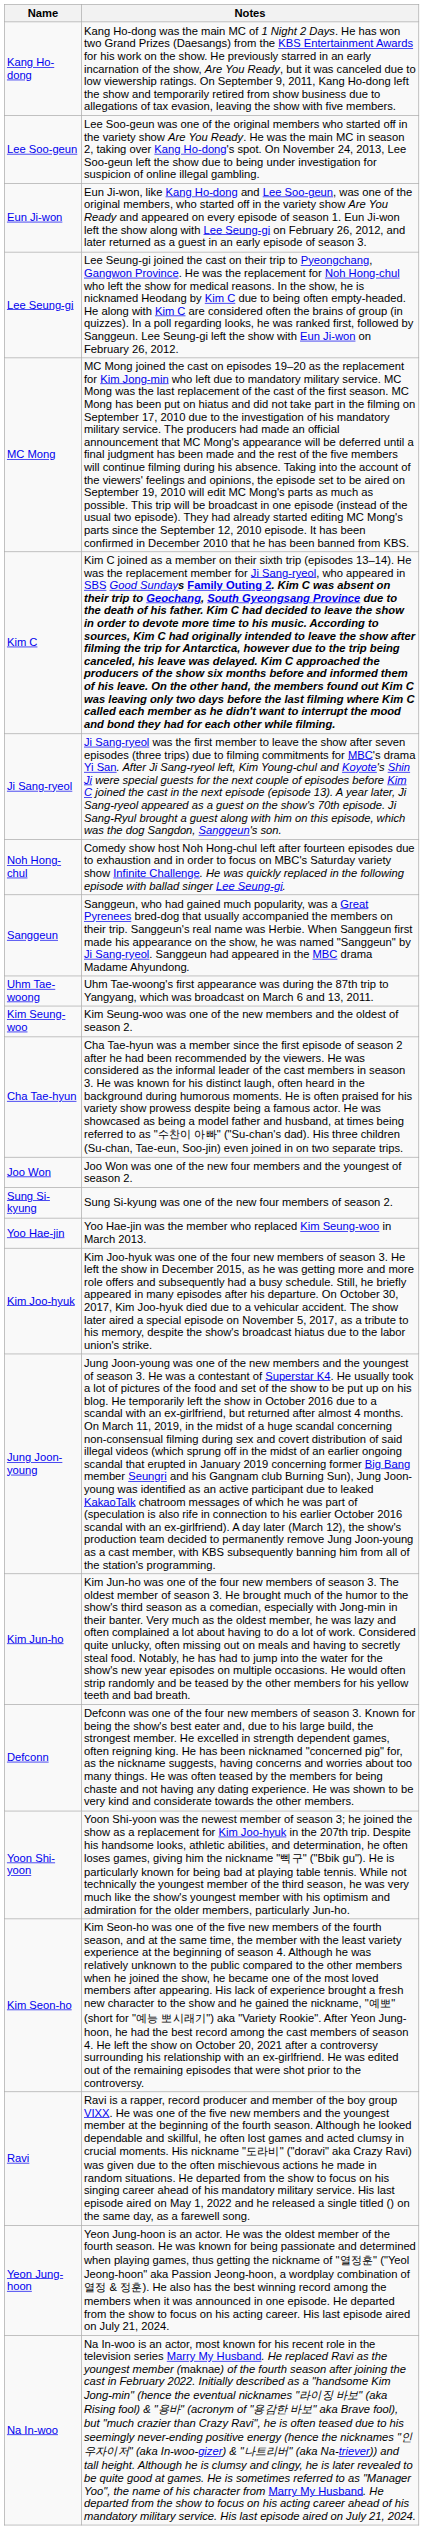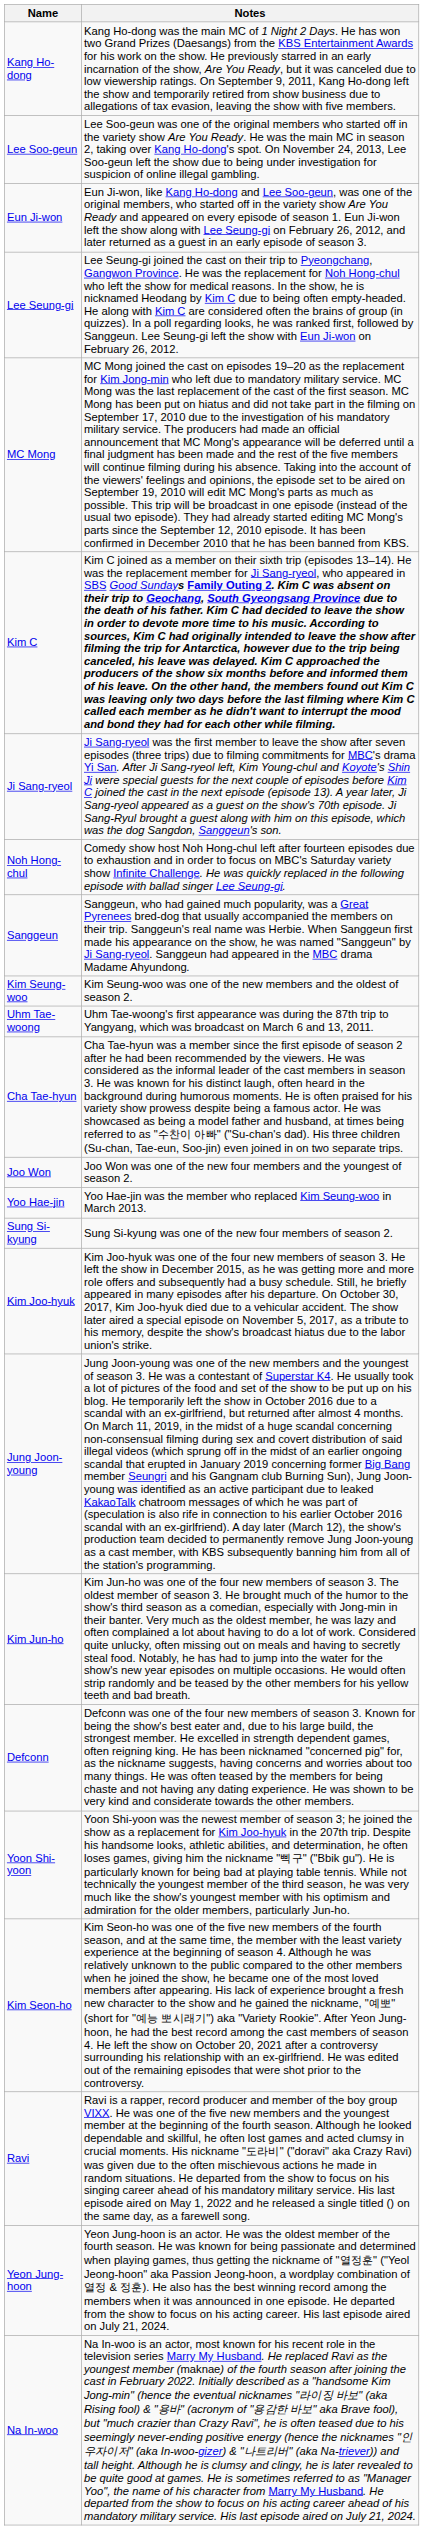rows swapped: (31, 991) <-> (36, 1021)
rows swapped: (28, 1202) <-> (36, 1233)
